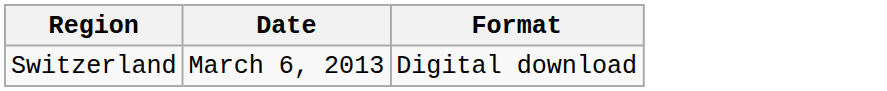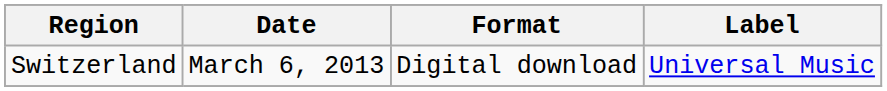+ column: (762, 25)
